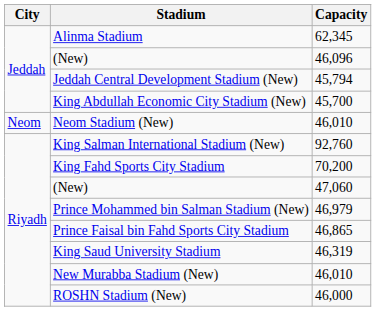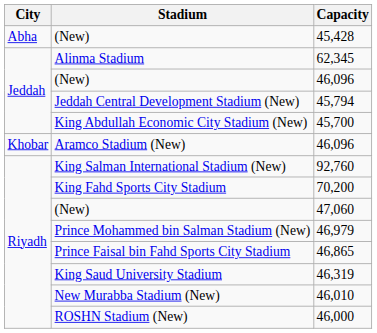+ row: (72, 36)
+ row: (120, 144)
- row: (113, 123)
